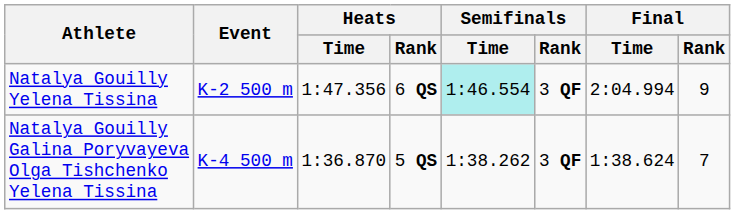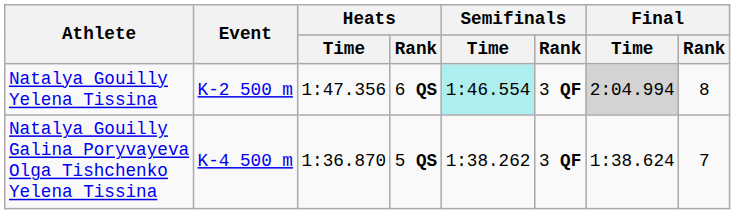(632, 89) no background -> (632, 89) lightgrey background
(704, 89) 9 -> (704, 89) 8
